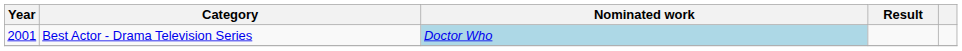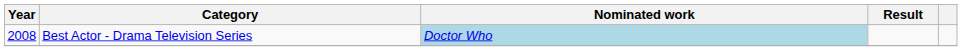(22, 35) 2001 -> (22, 35) 2008
